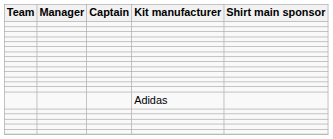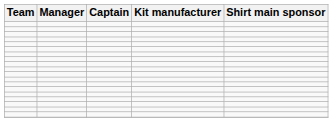- row: (21, 100)
